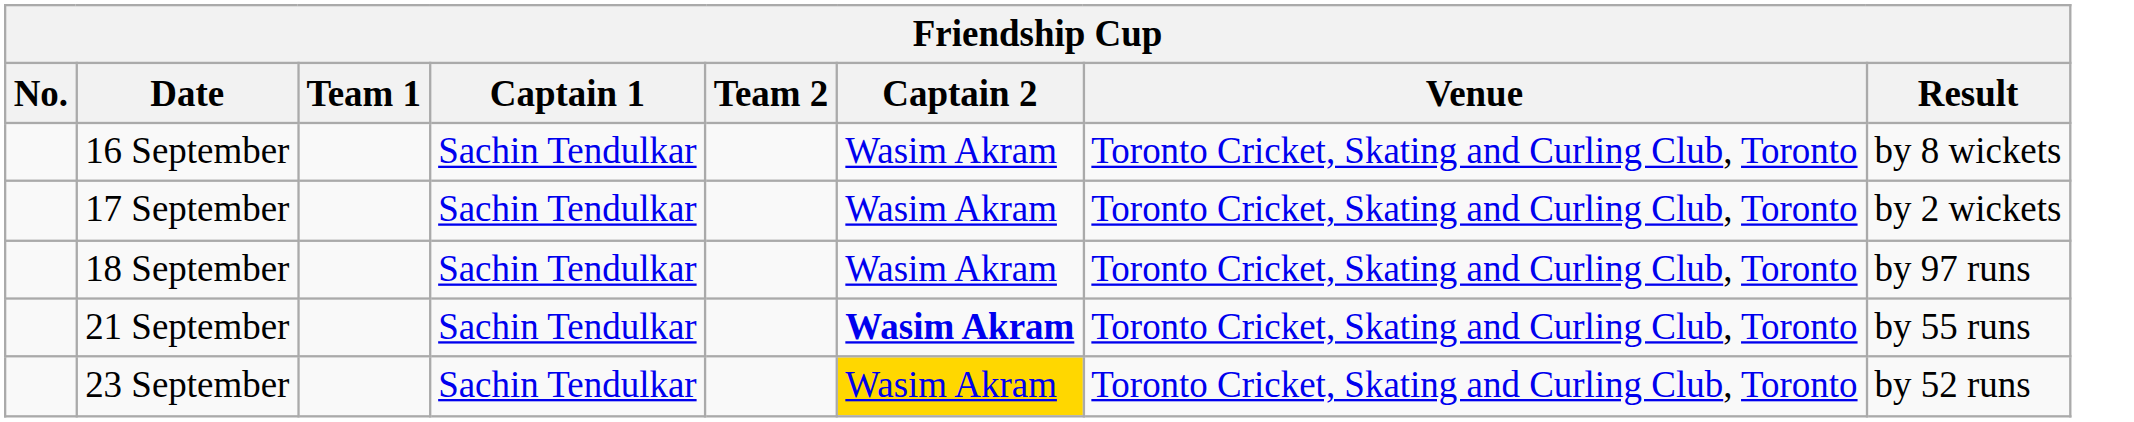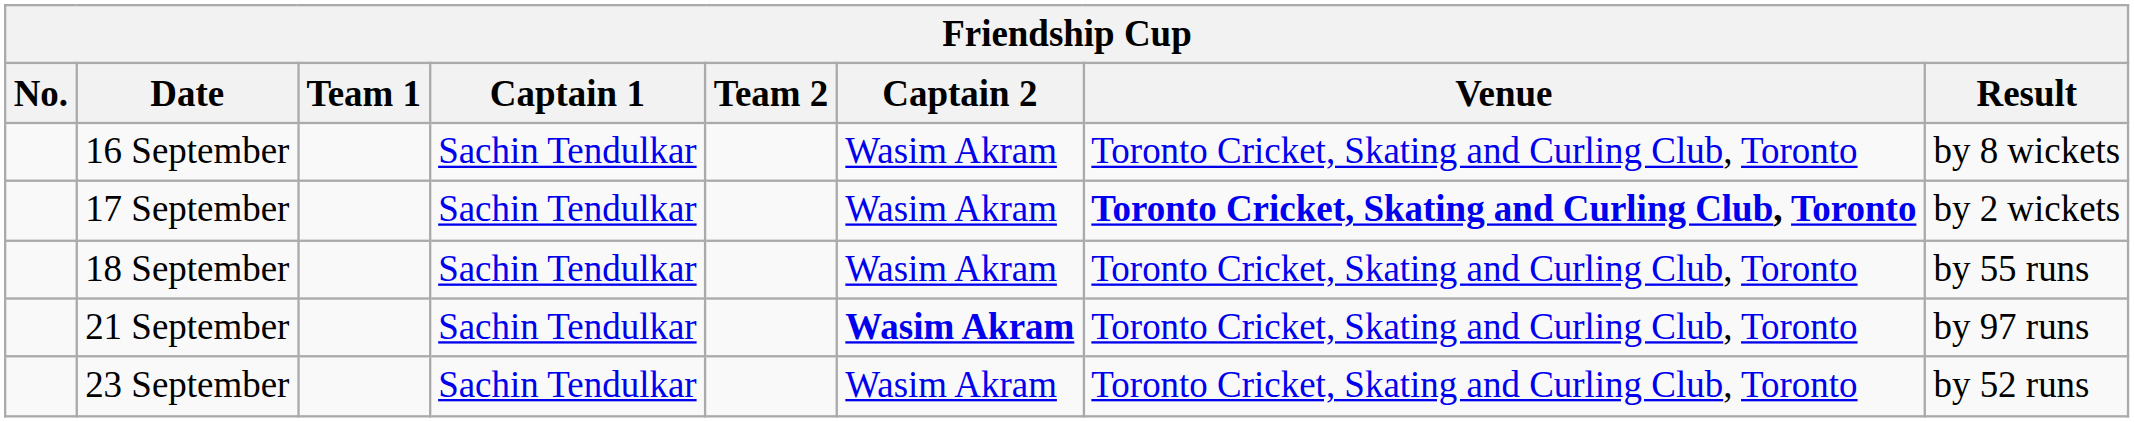(1474, 209) normal -> (1504, 209) bold
(1953, 268) by 97 runs -> (2011, 268) by 55 runs
(1953, 326) by 55 runs -> (2011, 326) by 97 runs
(951, 385) gold background -> (951, 385) no background
